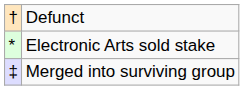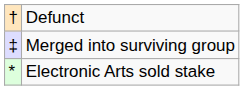rows swapped: (130, 71) <-> (120, 44)
